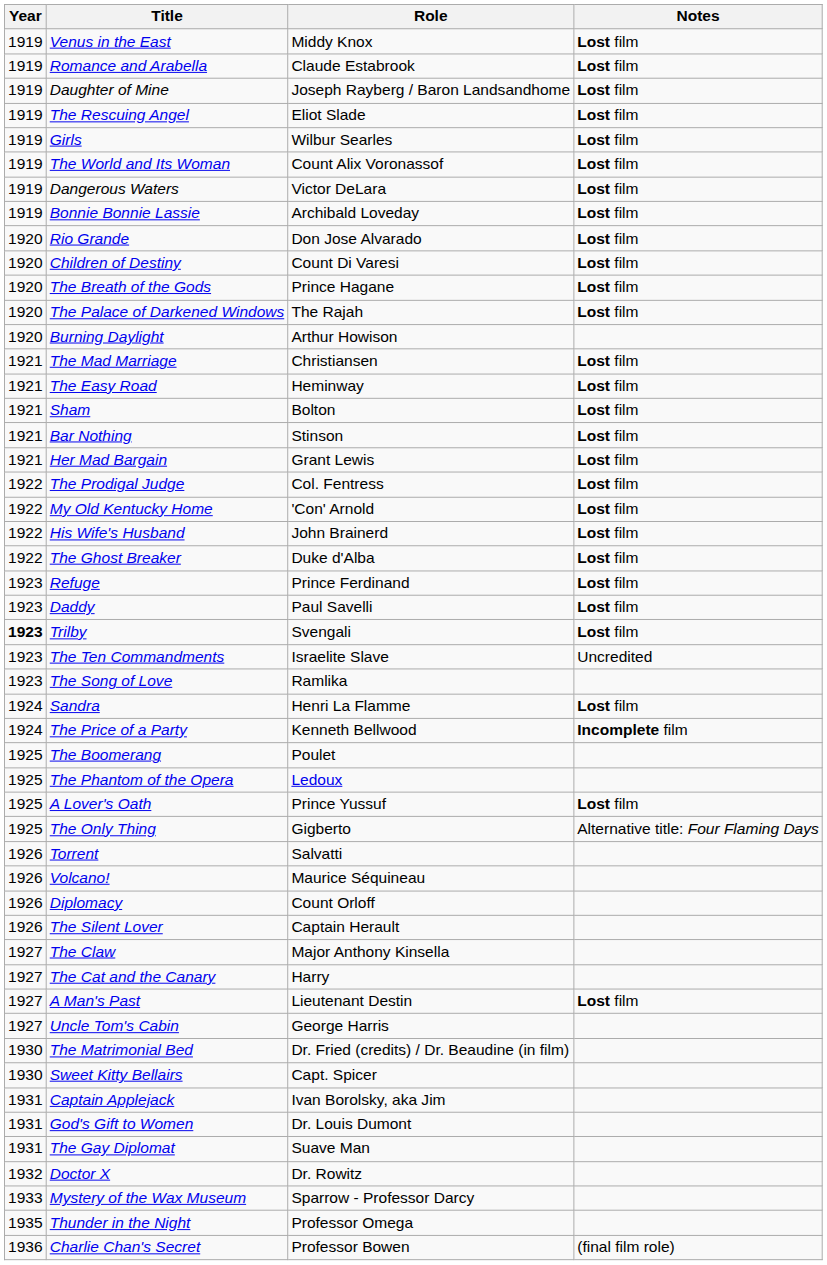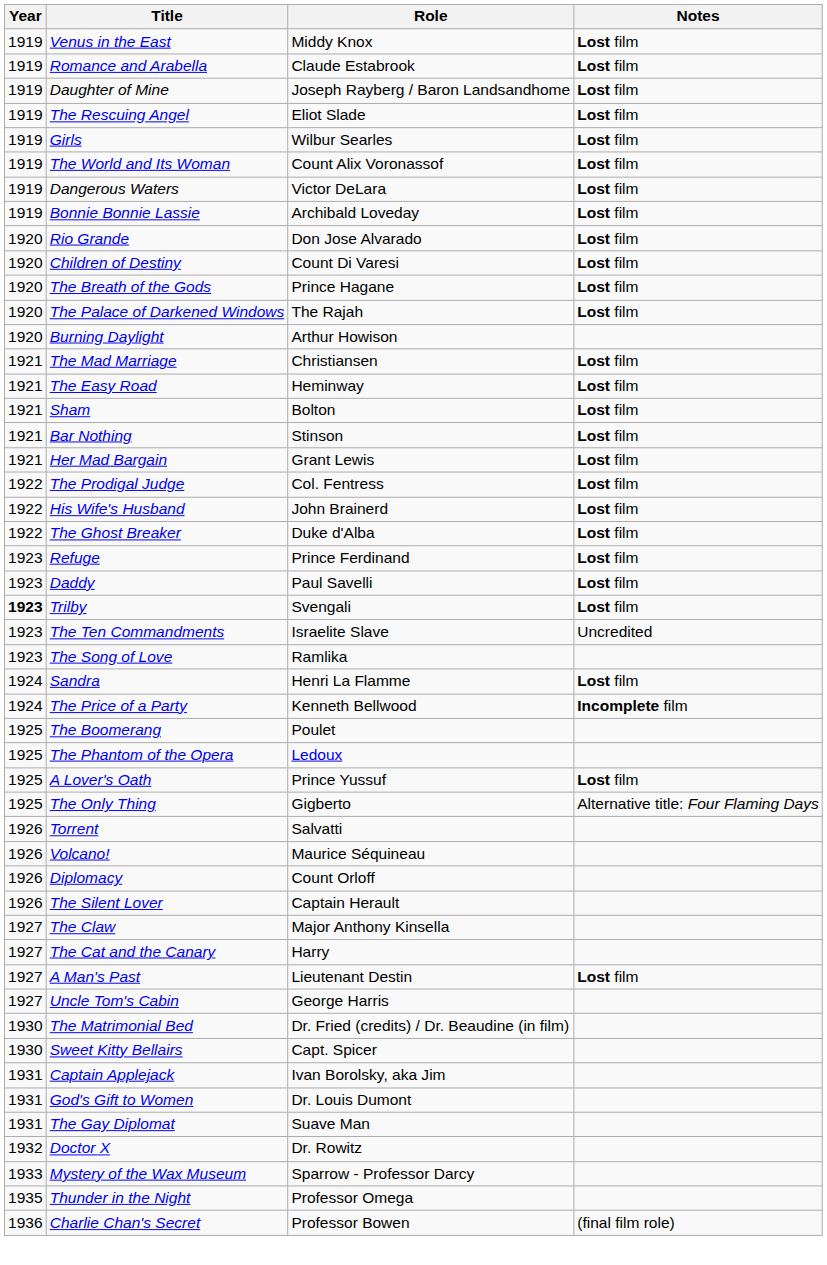- row: (131, 509)
